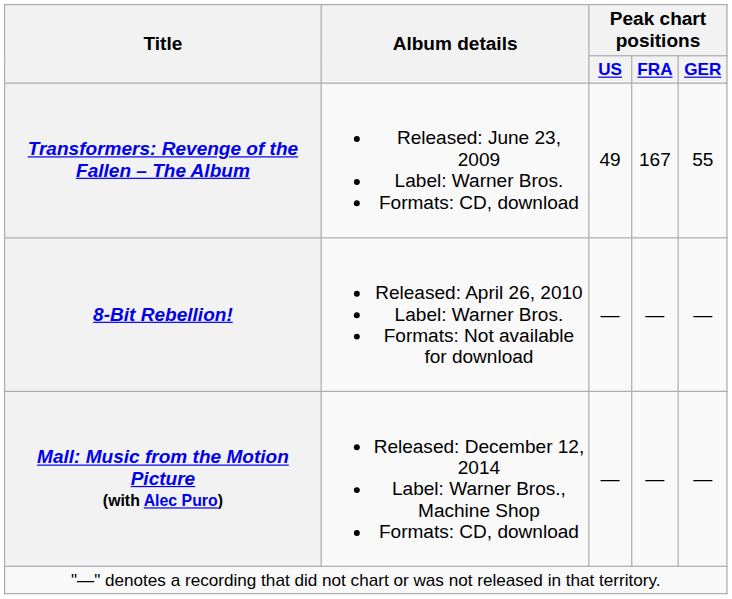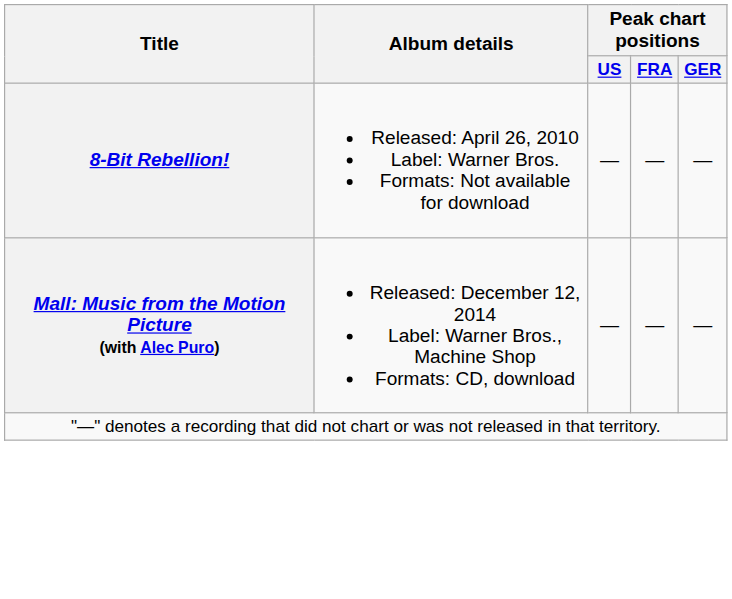- row: (163, 160)
